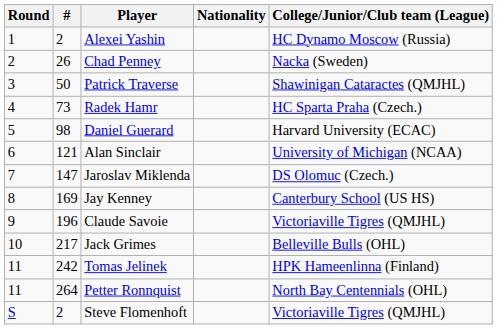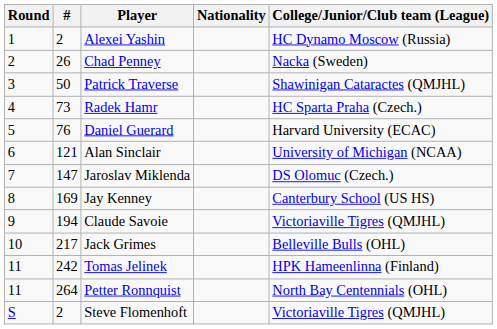(63, 130) 98 -> (63, 130) 76
(67, 221) 196 -> (67, 221) 194
